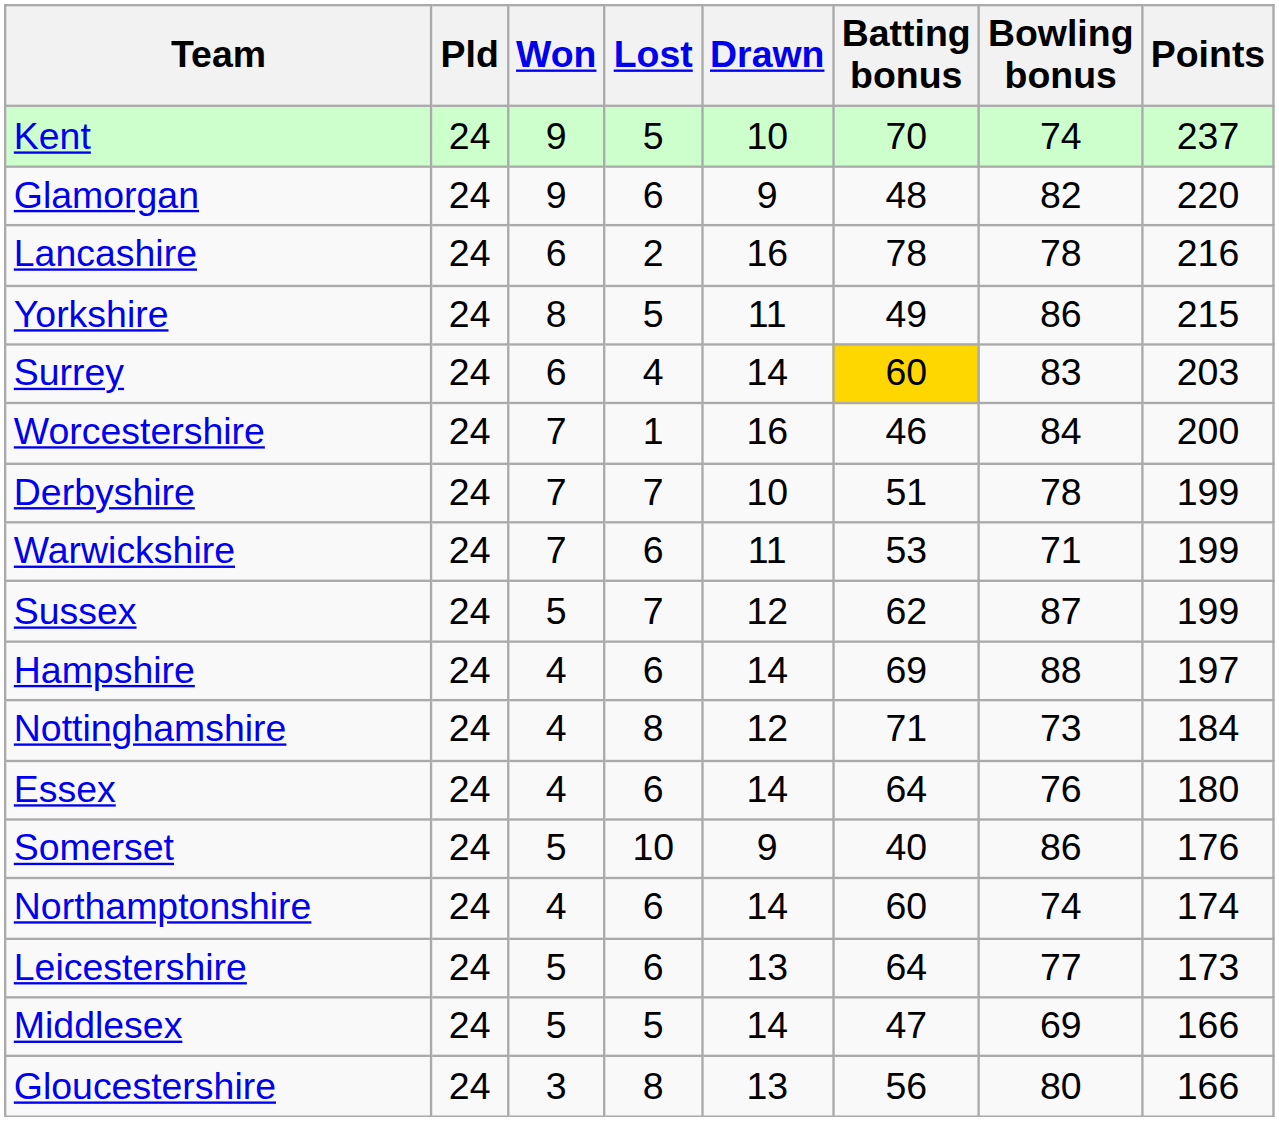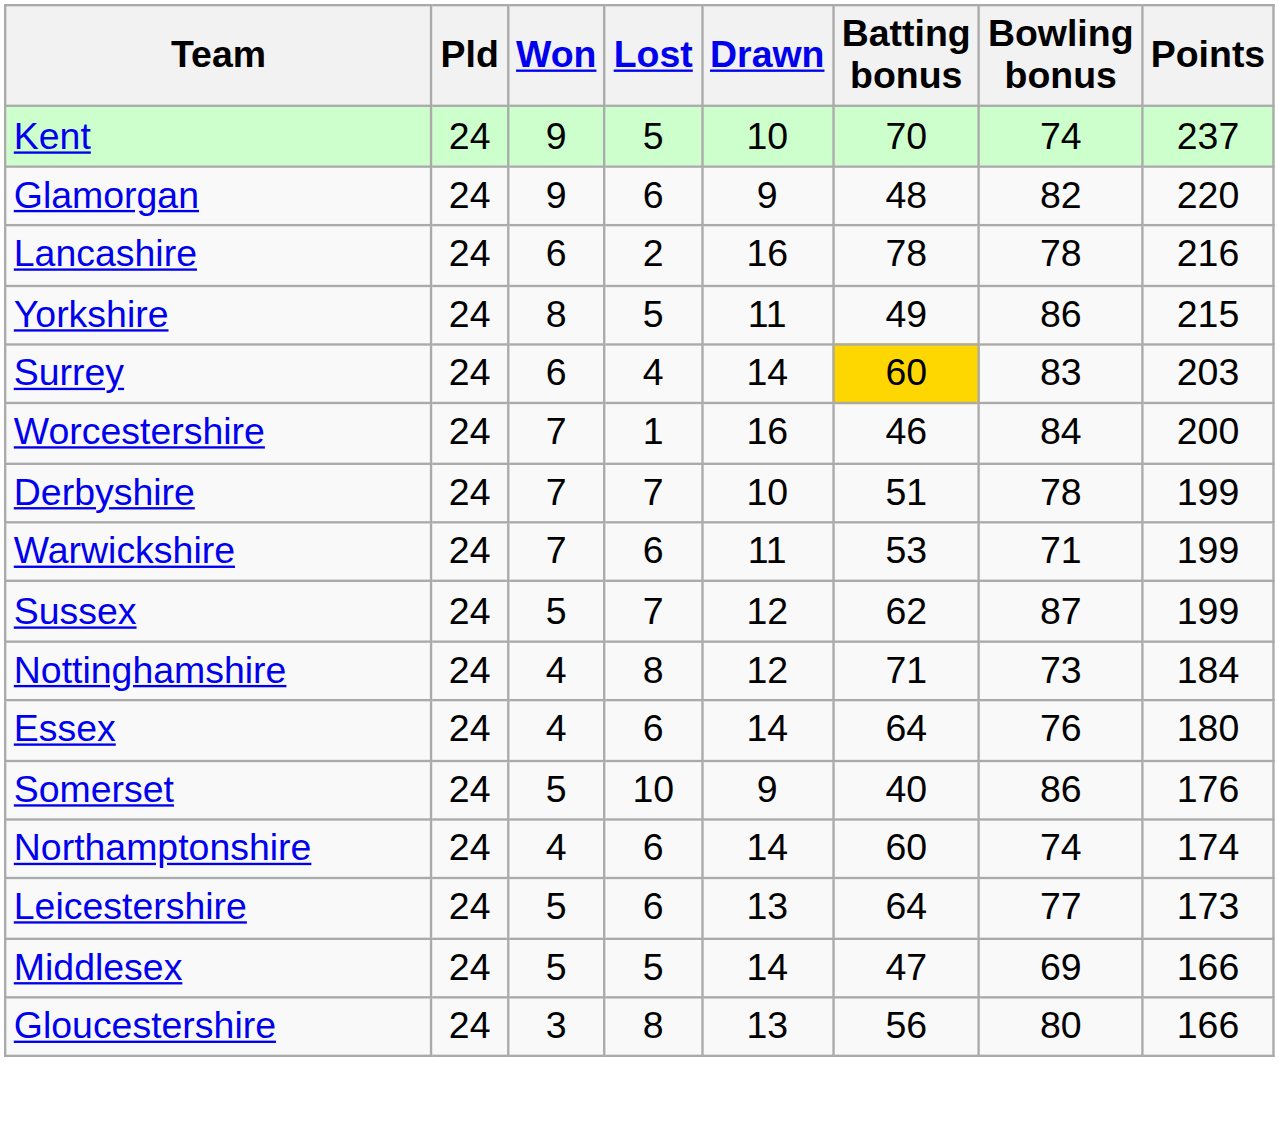- row: (104, 670)
